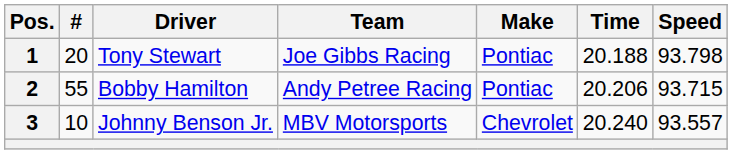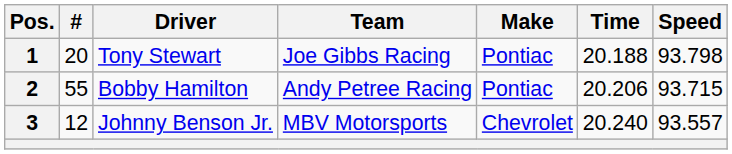(76, 123) 10 -> (76, 123) 12
